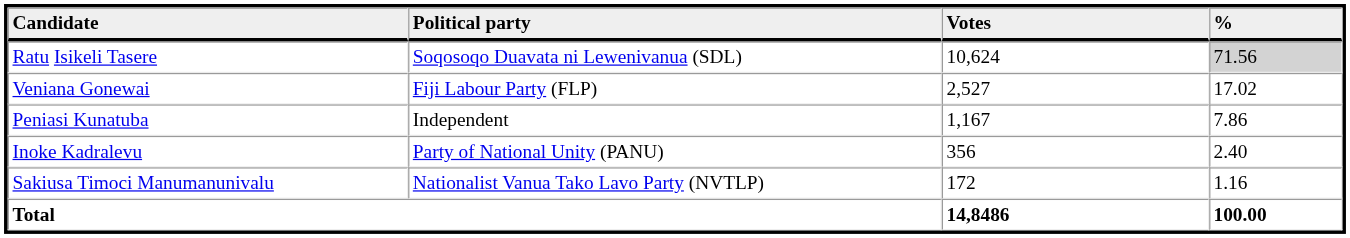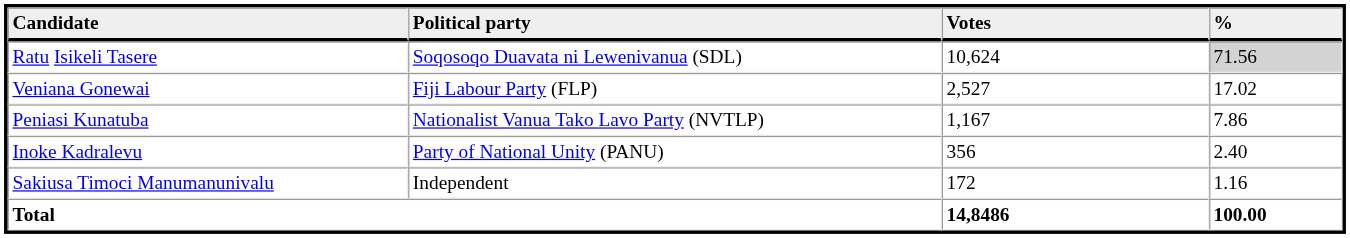(461, 120) Independent -> (588, 120) Nationalist Vanua Tako Lavo Party (NVTLP)
(588, 182) Nationalist Vanua Tako Lavo Party (NVTLP) -> (461, 182) Independent
